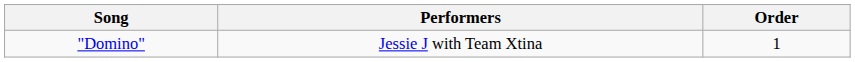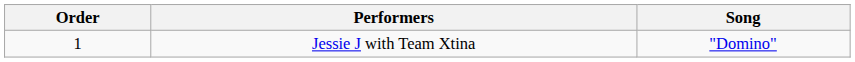columns swapped: (777, 17) <-> (111, 17)
